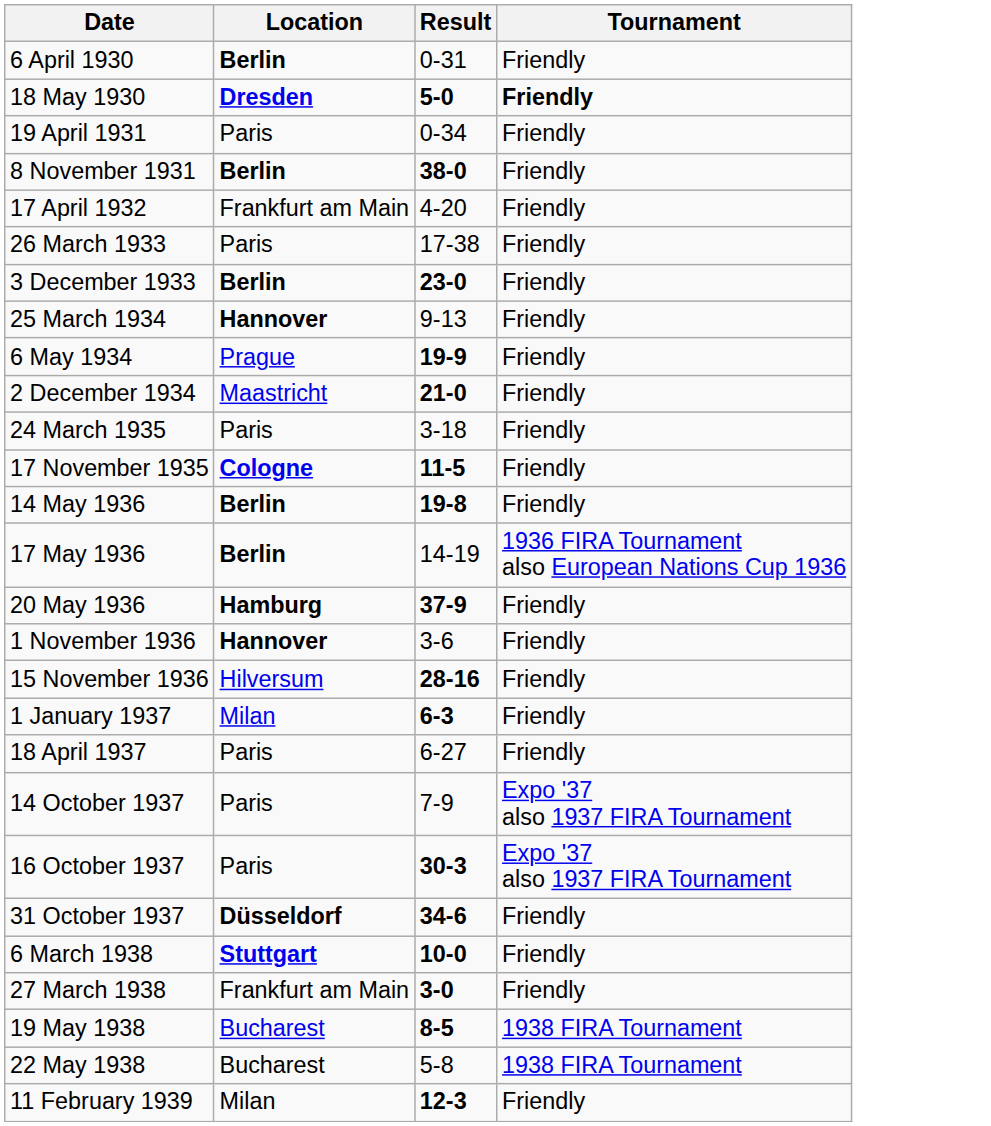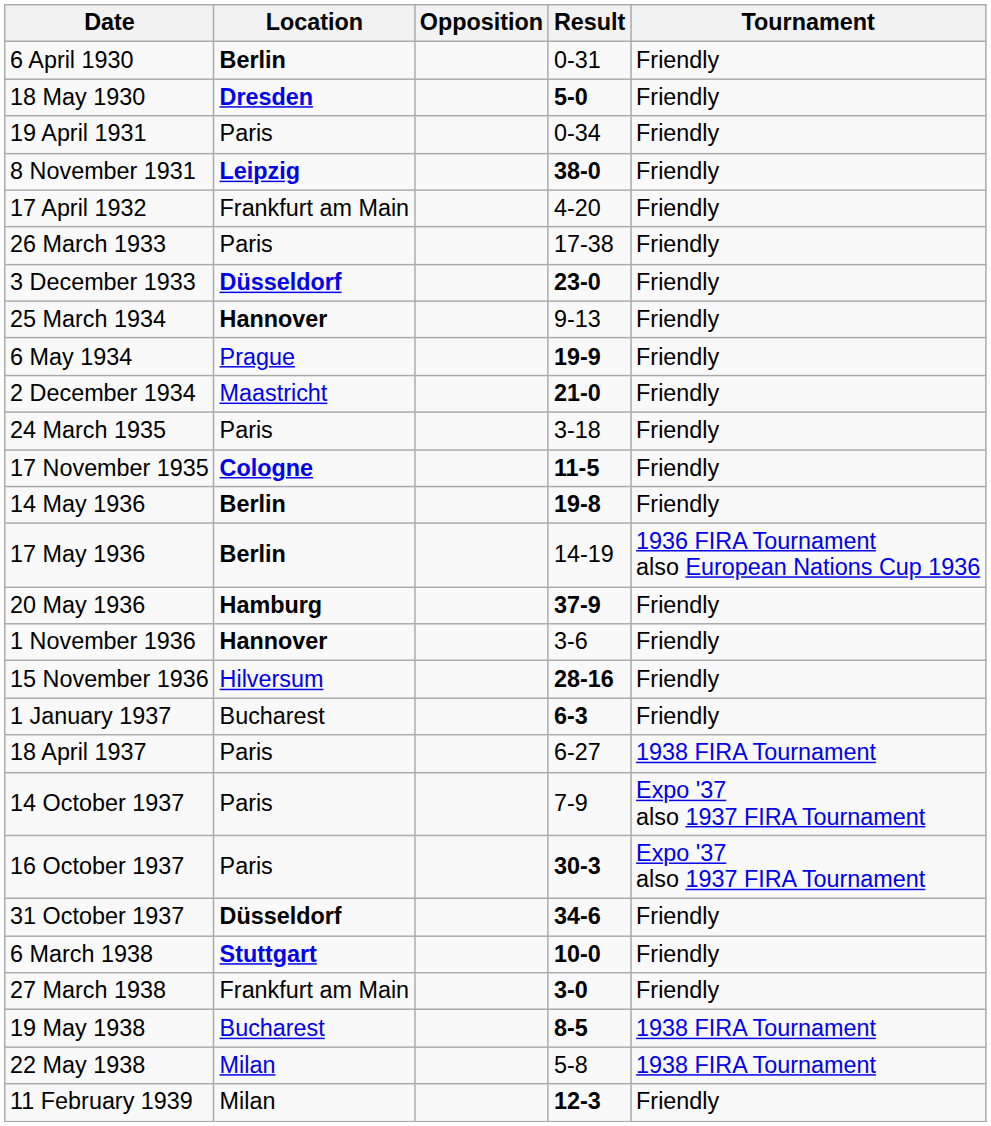+ column: (482, 23)
(547, 97) bold -> (678, 97) normal
(253, 171) Berlin -> (260, 171) Leipzig
(253, 282) Berlin -> (281, 282) Düsseldorf
(247, 716) Milan -> (272, 716) Bucharest
(544, 753) Friendly -> (756, 753) 1938 FIRA Tournament
(272, 1065) Bucharest -> (247, 1065) Milan
